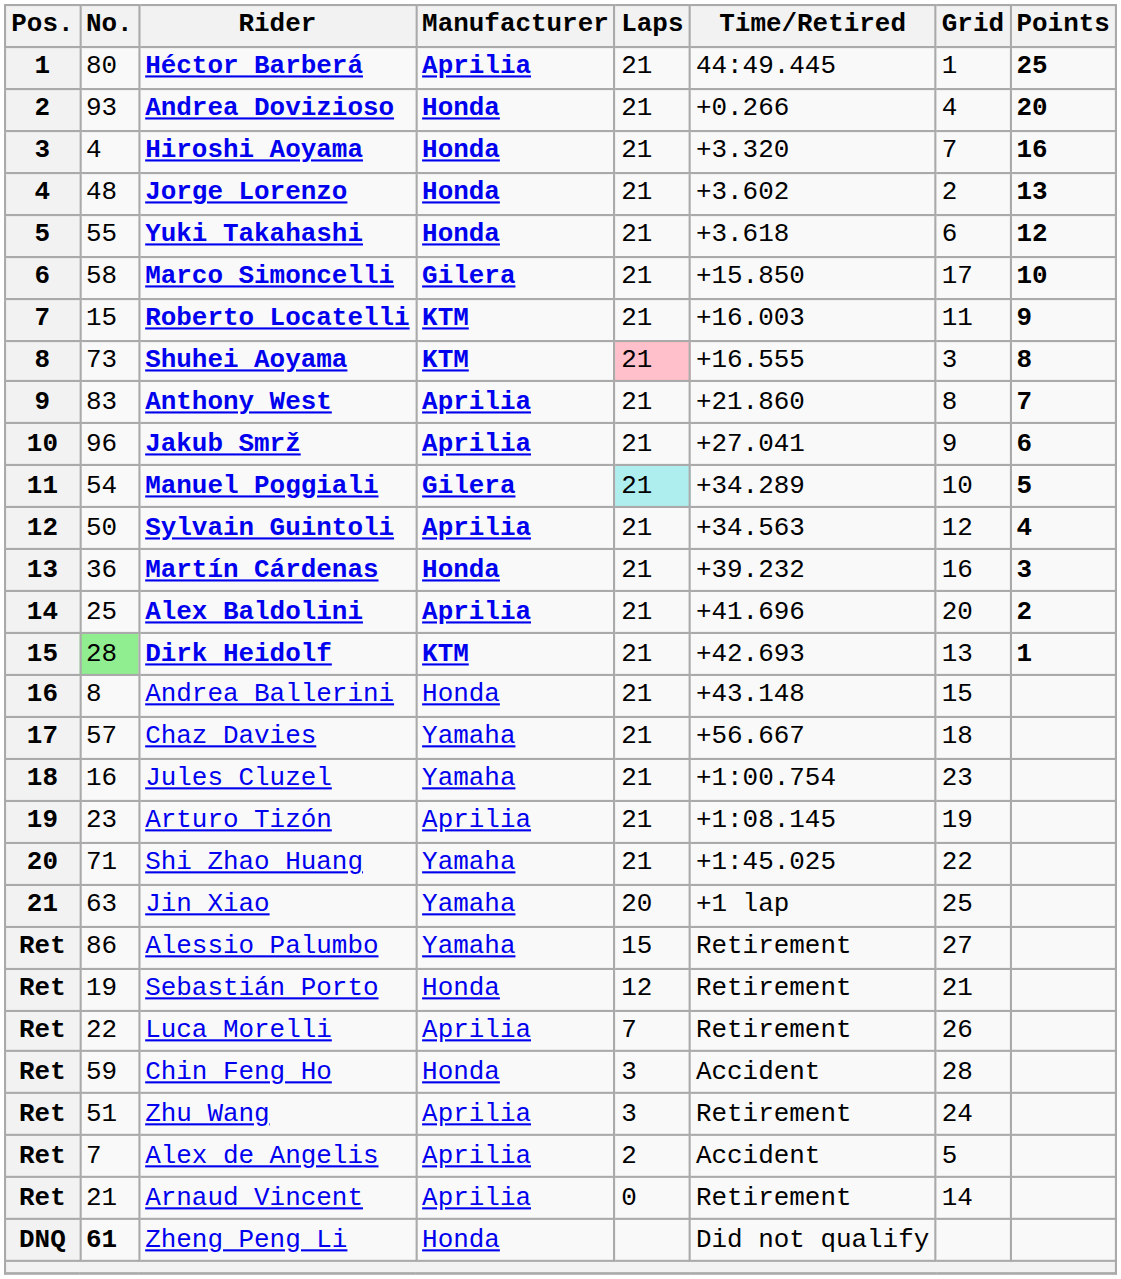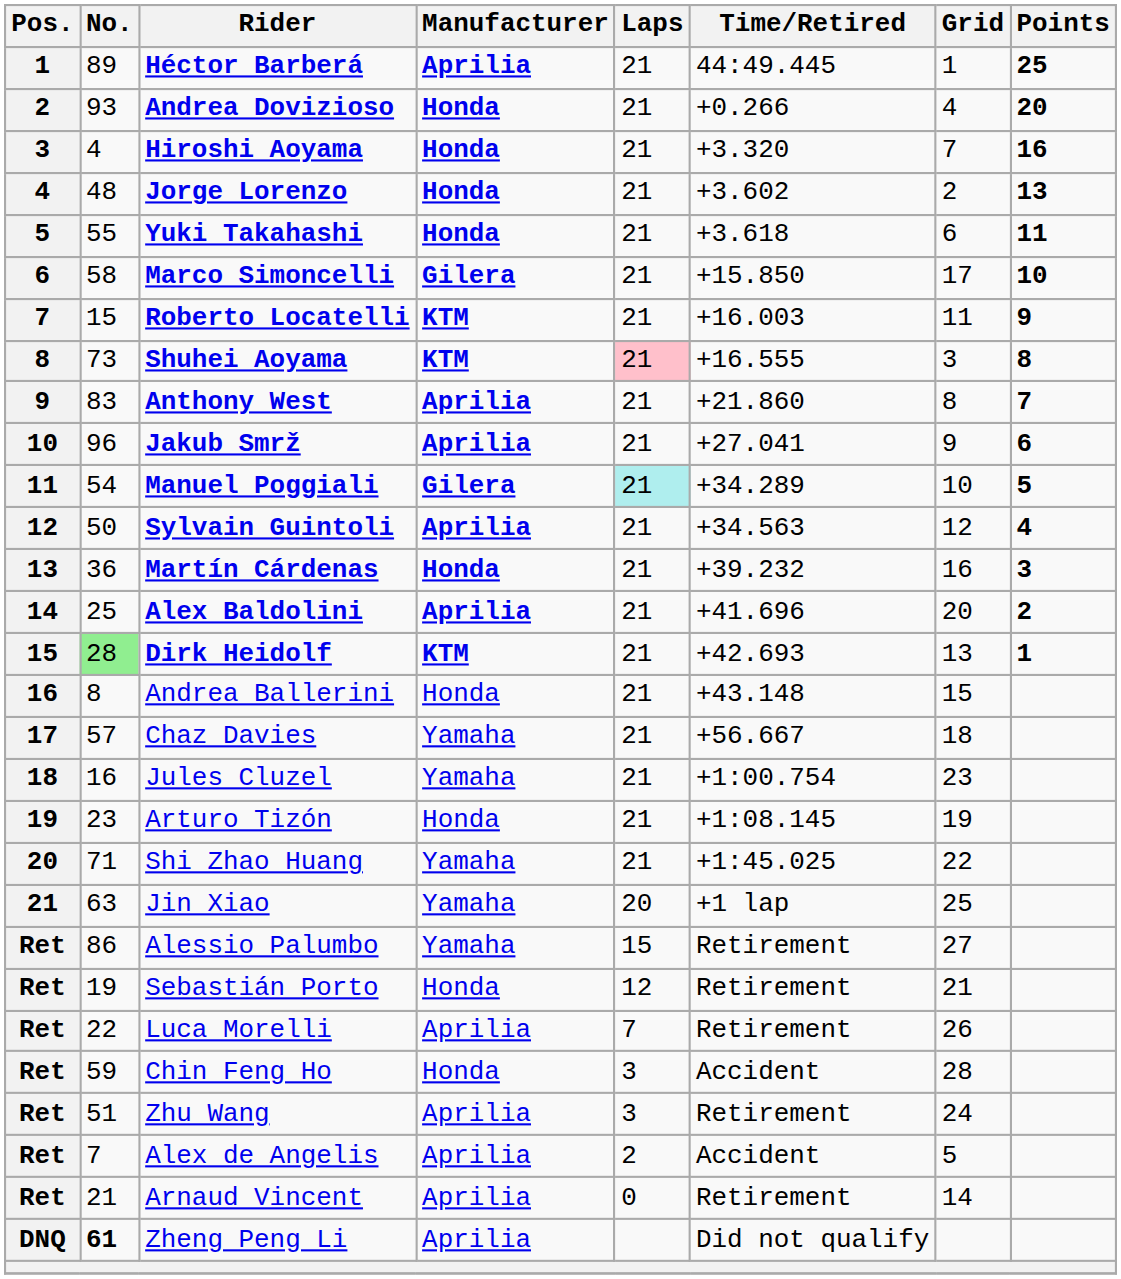(102, 68) 80 -> (102, 68) 89
(1032, 236) 12 -> (1032, 236) 11
(477, 822) Aprilia -> (461, 822) Honda
(461, 1241) Honda -> (477, 1241) Aprilia
